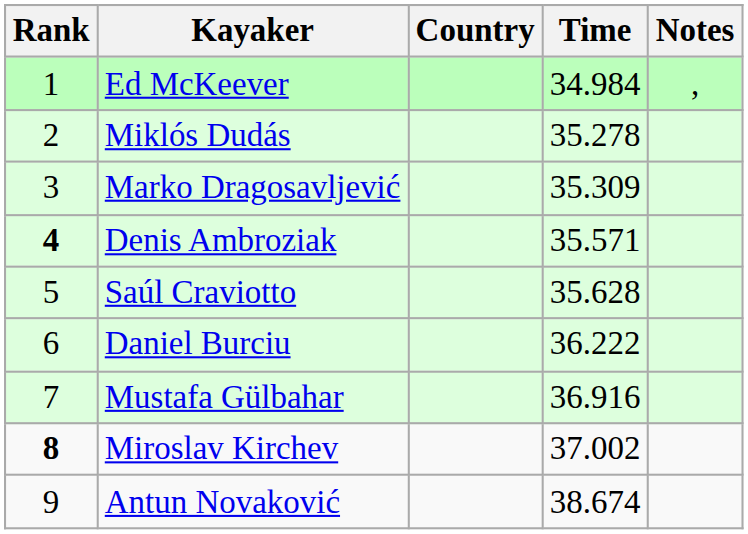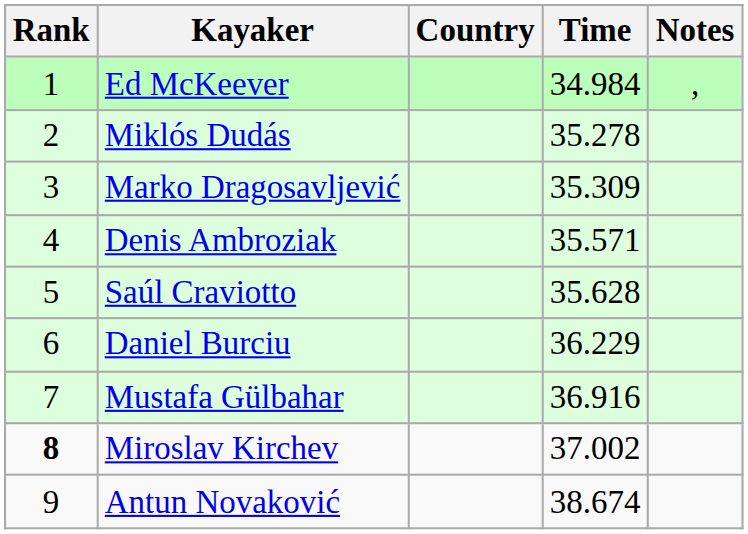(51, 239) bold -> (51, 239) normal
(595, 344) 36.222 -> (595, 344) 36.229
